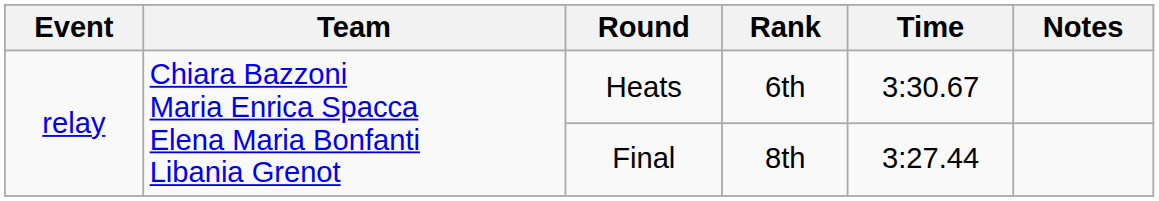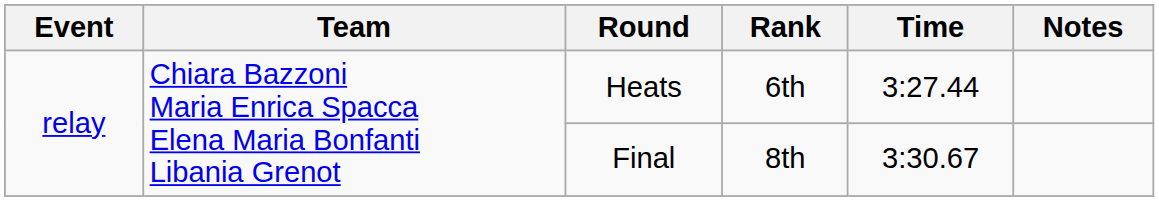(931, 86) 3:30.67 -> (931, 86) 3:27.44
(931, 159) 3:27.44 -> (931, 159) 3:30.67
